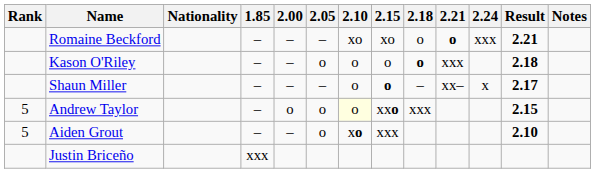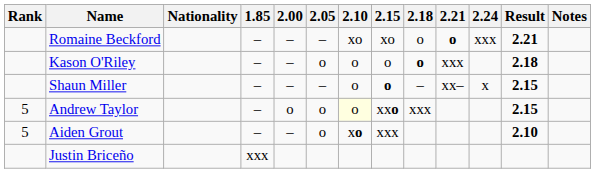(525, 86) 2.17 -> (525, 86) 2.15
